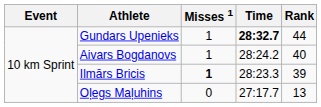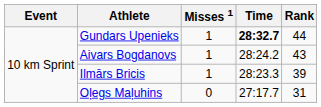(299, 55) 40 -> (299, 55) 43
(209, 74) bold -> (209, 74) normal
(299, 93) 13 -> (299, 93) 31
